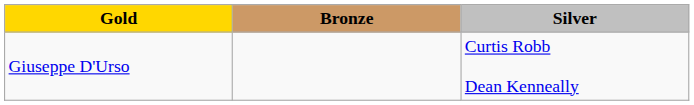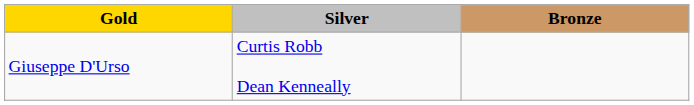columns swapped: (575, 18) <-> (347, 18)
